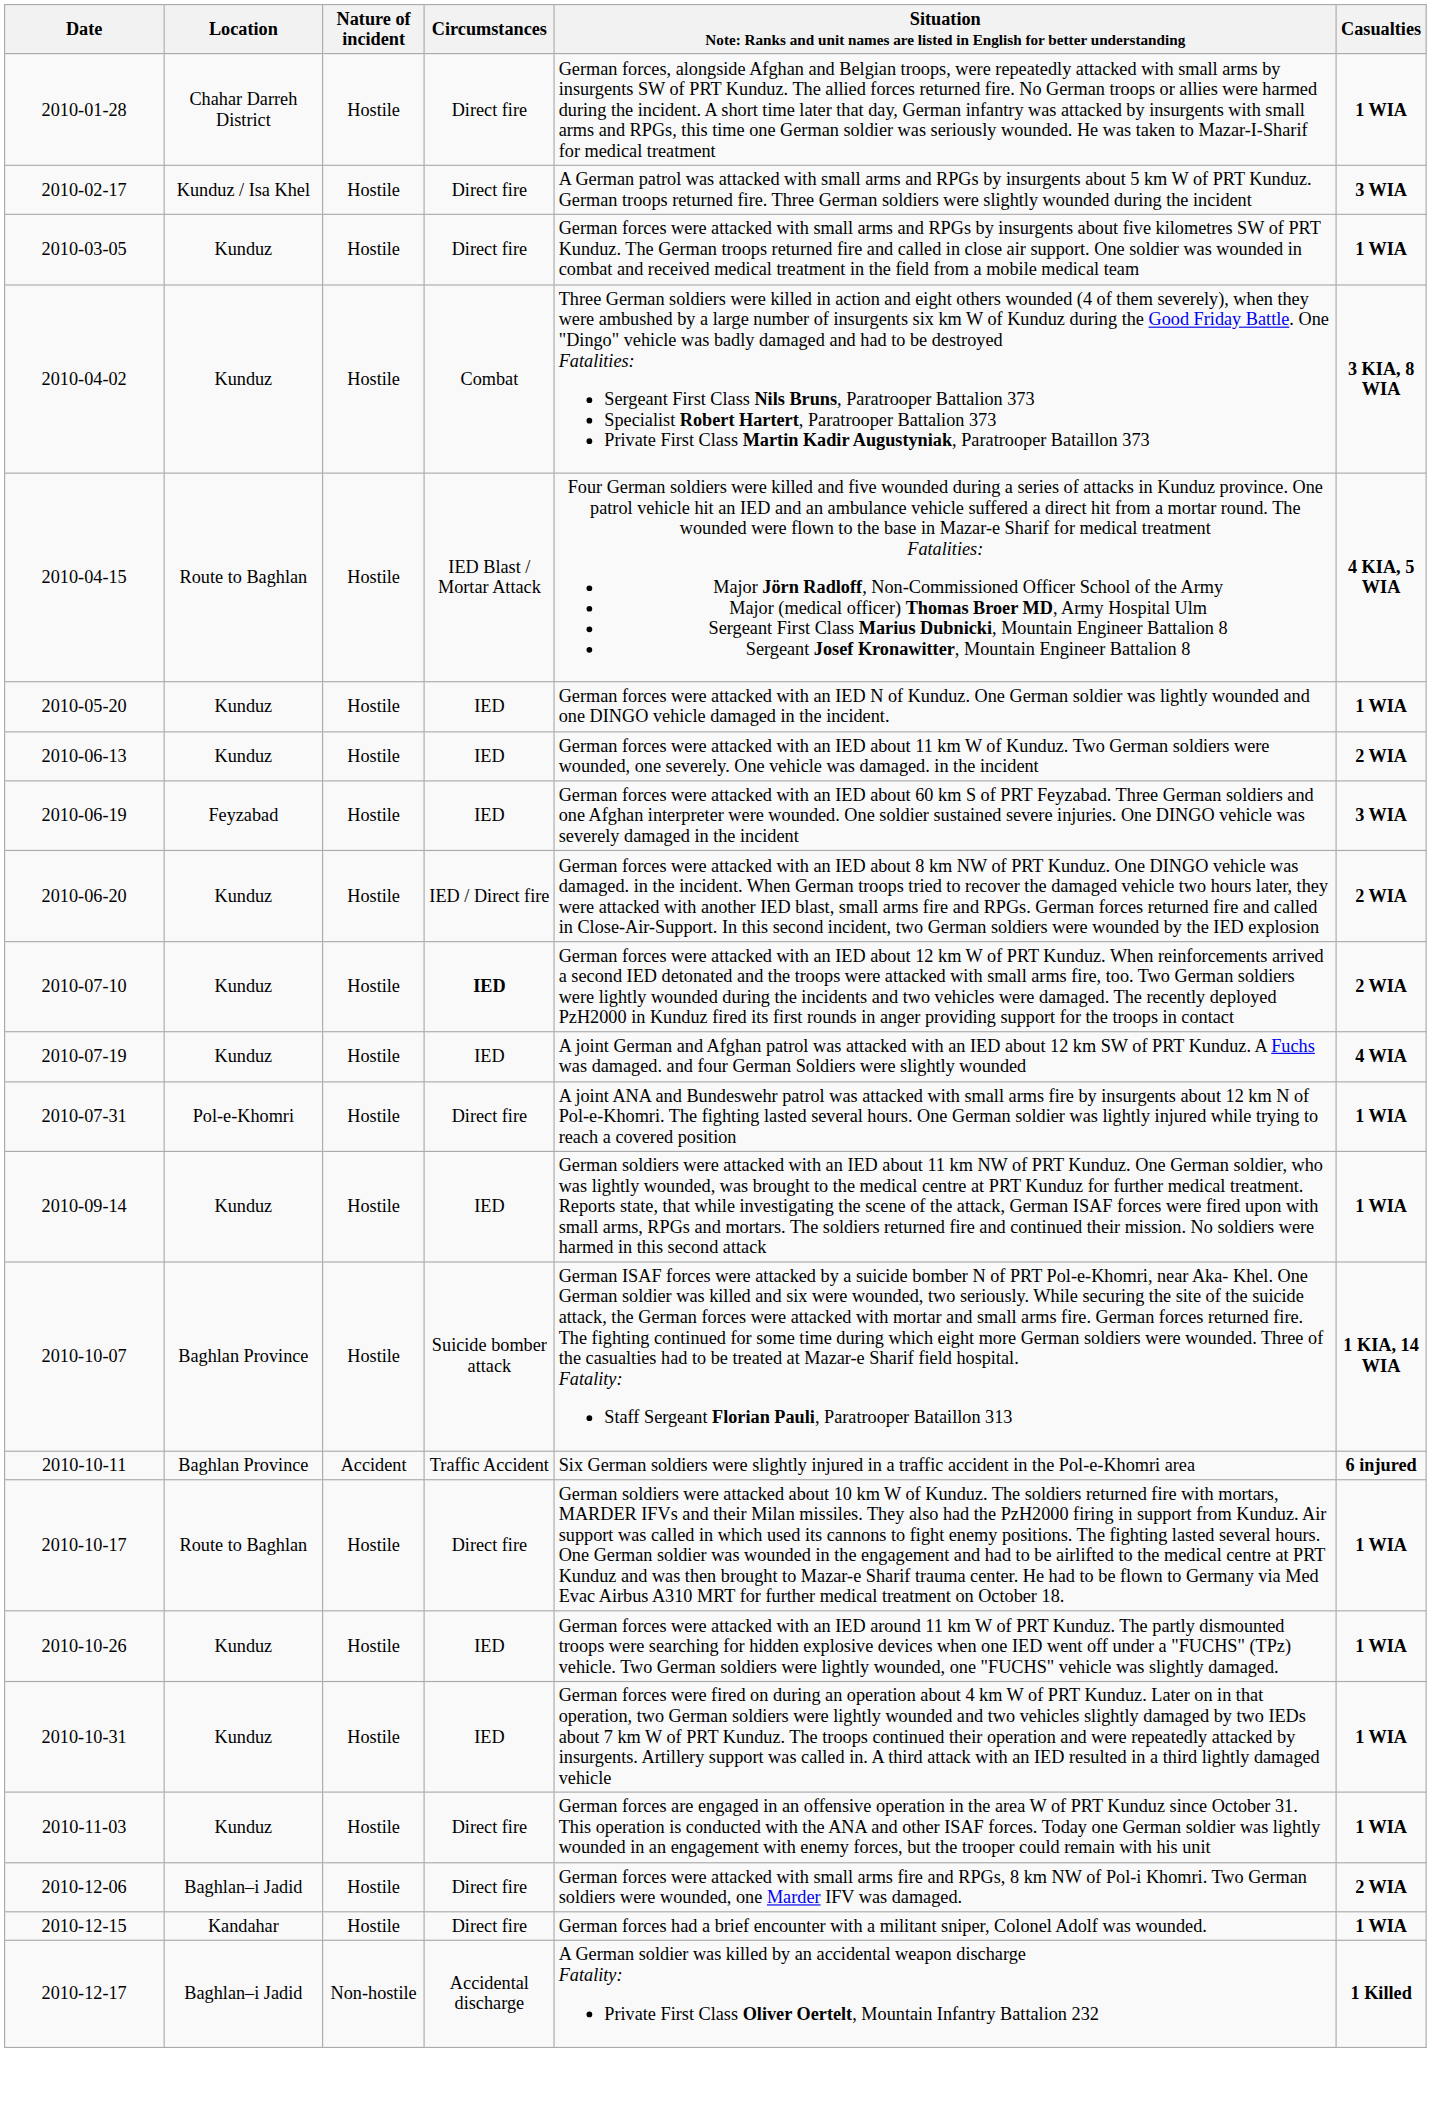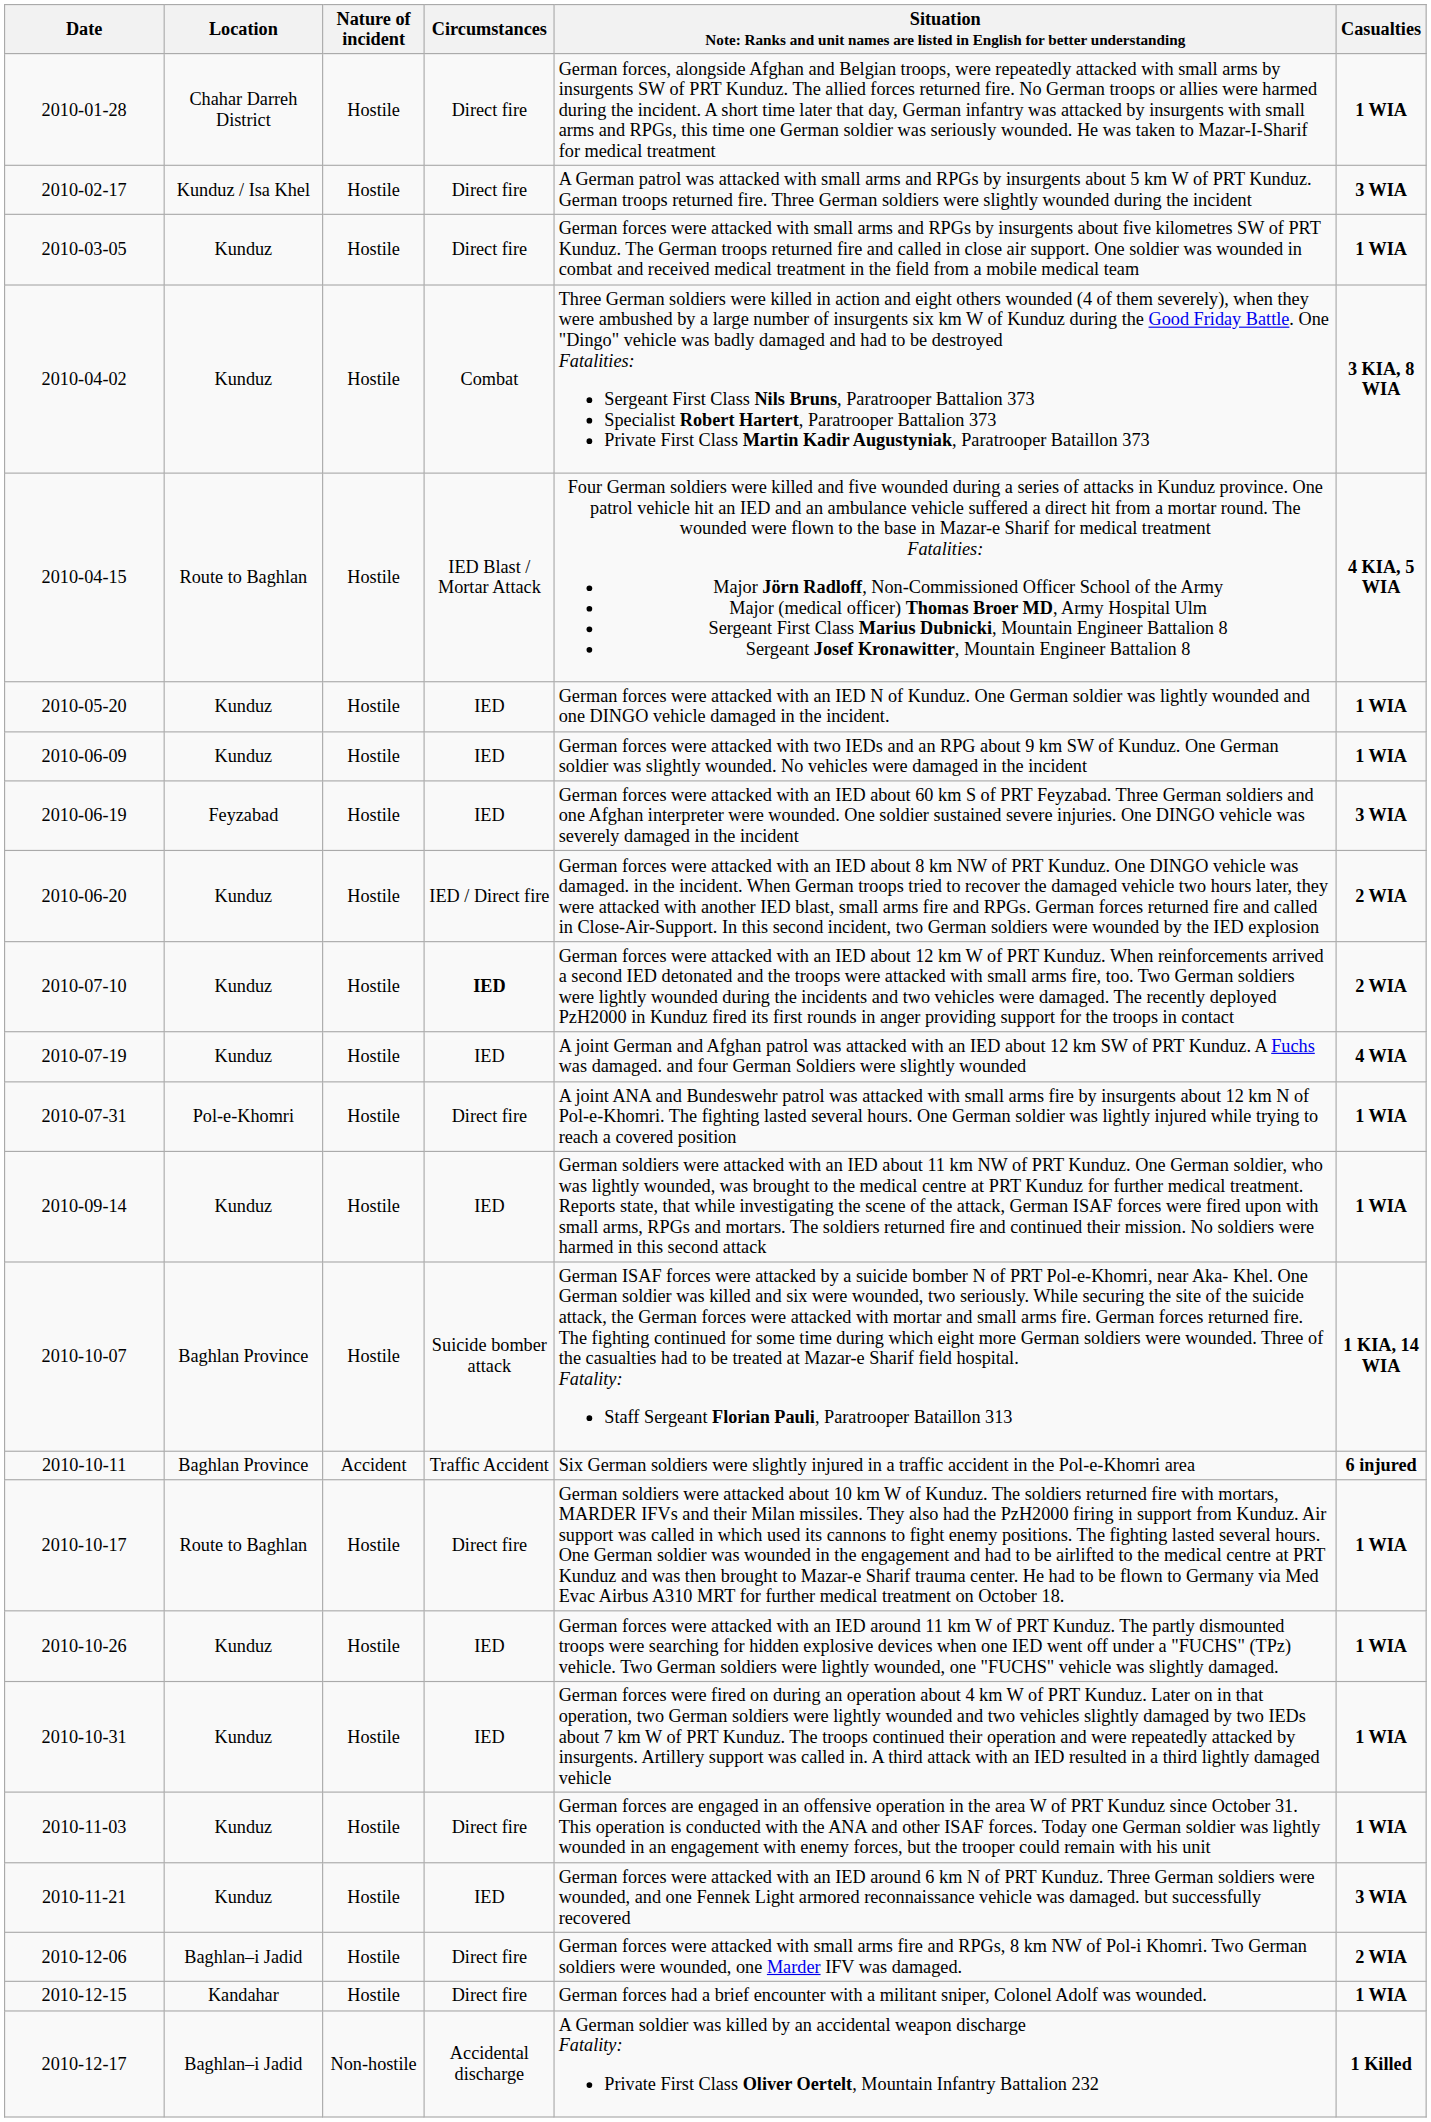+ row: (84, 756)
- row: (84, 756)
+ row: (84, 1897)
